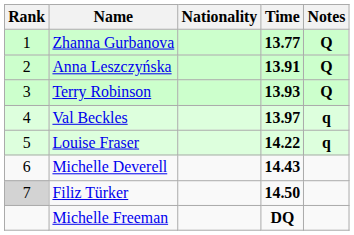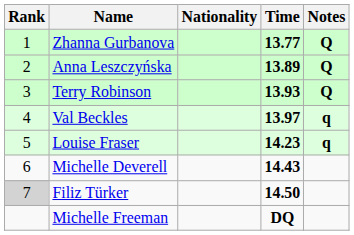(282, 67) 13.91 -> (282, 67) 13.89
(282, 142) 14.22 -> (282, 142) 14.23
